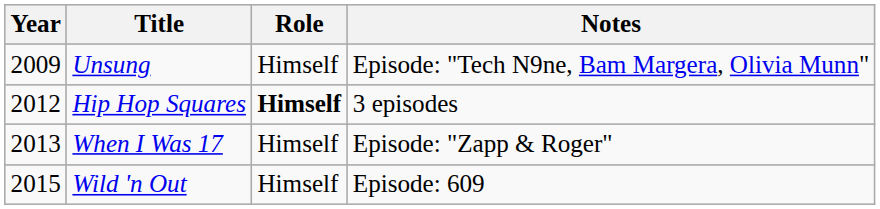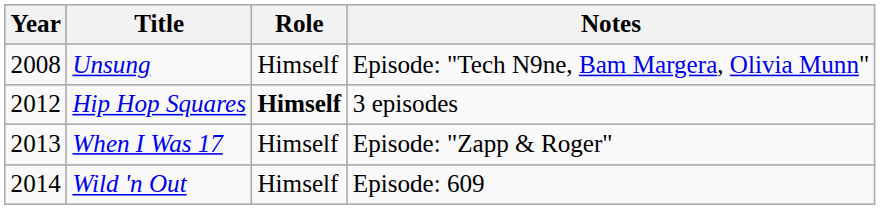(36, 64) 2009 -> (36, 64) 2008
(36, 183) 2015 -> (36, 183) 2014
